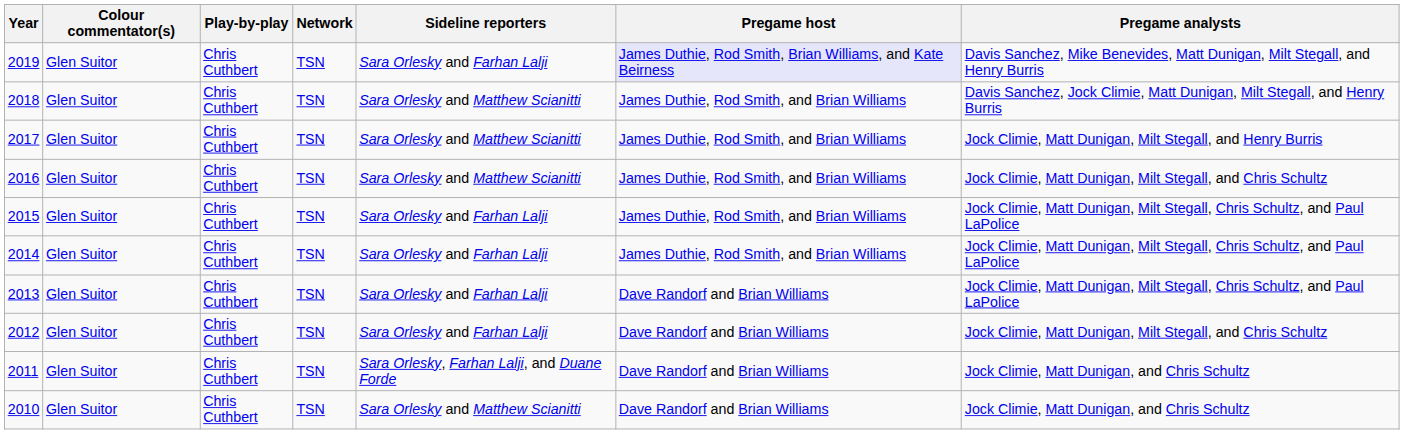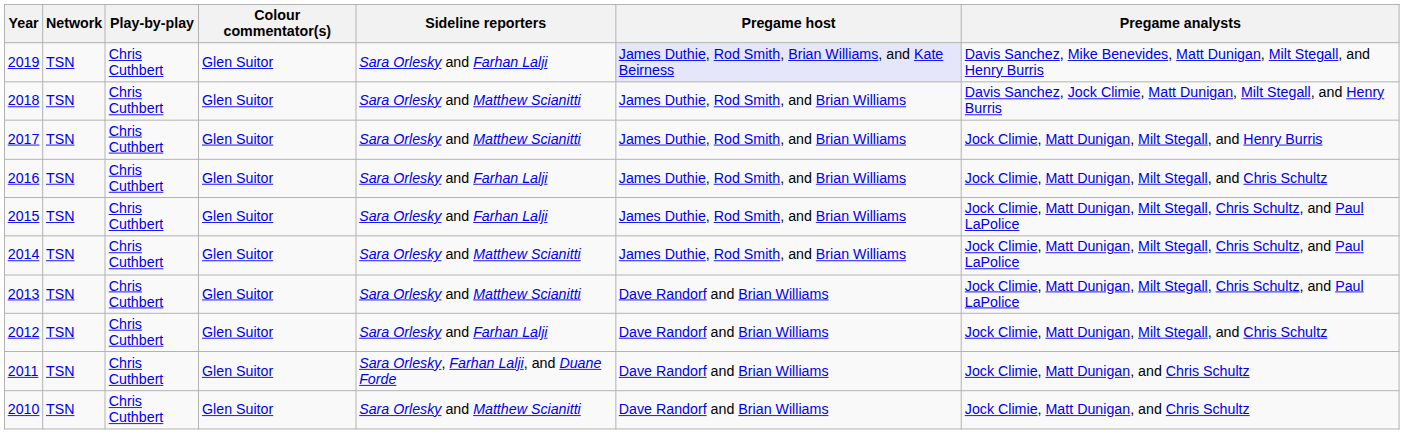columns swapped: (324, 23) <-> (121, 23)
(470, 178) Sara Orlesky and Matthew Scianitti -> (453, 178) Sara Orlesky and Farhan Lalji
(453, 255) Sara Orlesky and Farhan Lalji -> (470, 255) Sara Orlesky and Matthew Scianitti
(453, 294) Sara Orlesky and Farhan Lalji -> (470, 294) Sara Orlesky and Matthew Scianitti
